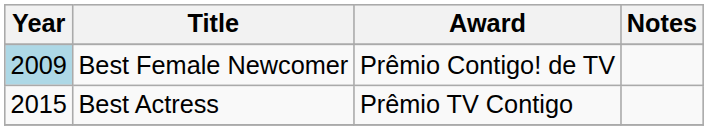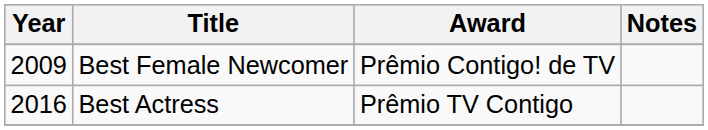(39, 64) lightblue background -> (39, 64) no background
(39, 104) 2015 -> (39, 104) 2016
